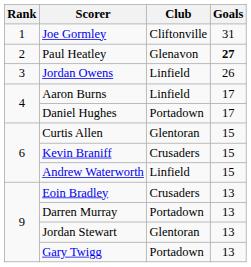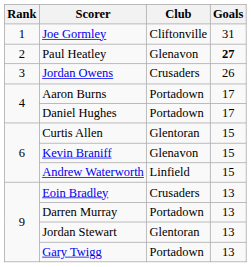(170, 73) Linfield -> (175, 73) Crusaders
(170, 93) Linfield -> (177, 93) Portadown
(175, 152) Crusaders -> (174, 152) Glenavon
